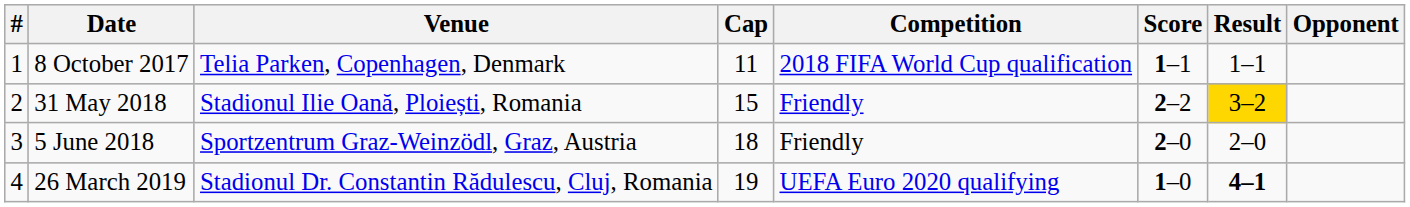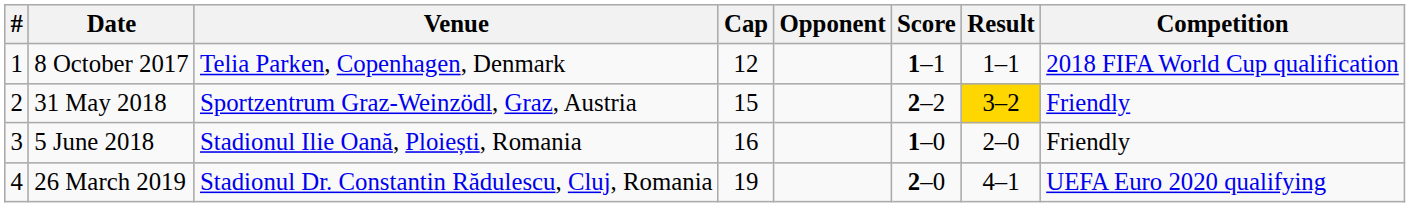columns swapped: (1346, 24) <-> (956, 24)
(746, 63) 11 -> (746, 63) 12
(391, 102) Stadionul Ilie Oană, Ploiești, Romania -> (418, 102) Sportzentrum Graz-Weinzödl, Graz, Austria
(418, 142) Sportzentrum Graz-Weinzödl, Graz, Austria -> (391, 142) Stadionul Ilie Oană, Ploiești, Romania
(746, 142) 18 -> (746, 142) 16
(1173, 142) 2–0 -> (926, 142) 1–0
(1173, 181) 1–0 -> (926, 181) 2–0
(1247, 181) bold -> (1001, 181) normal
